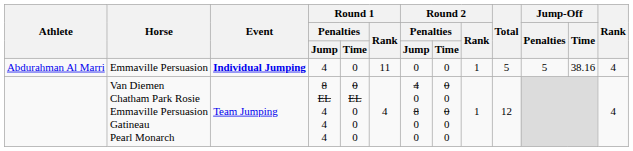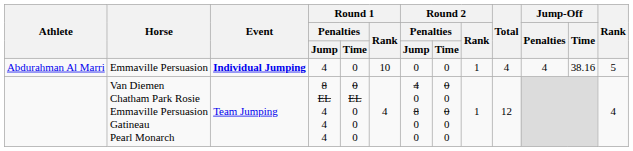(385, 68) 11 -> (385, 68) 10
(507, 68) 5 -> (507, 68) 4
(545, 68) 5 -> (545, 68) 4
(613, 68) 4 -> (613, 68) 5
